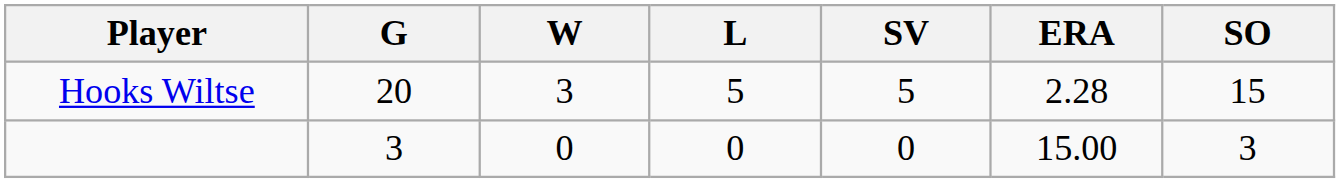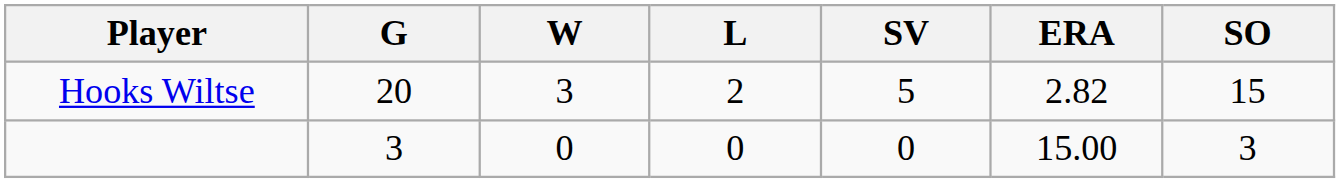(735, 90) 5 -> (735, 90) 2
(1077, 90) 2.28 -> (1077, 90) 2.82
